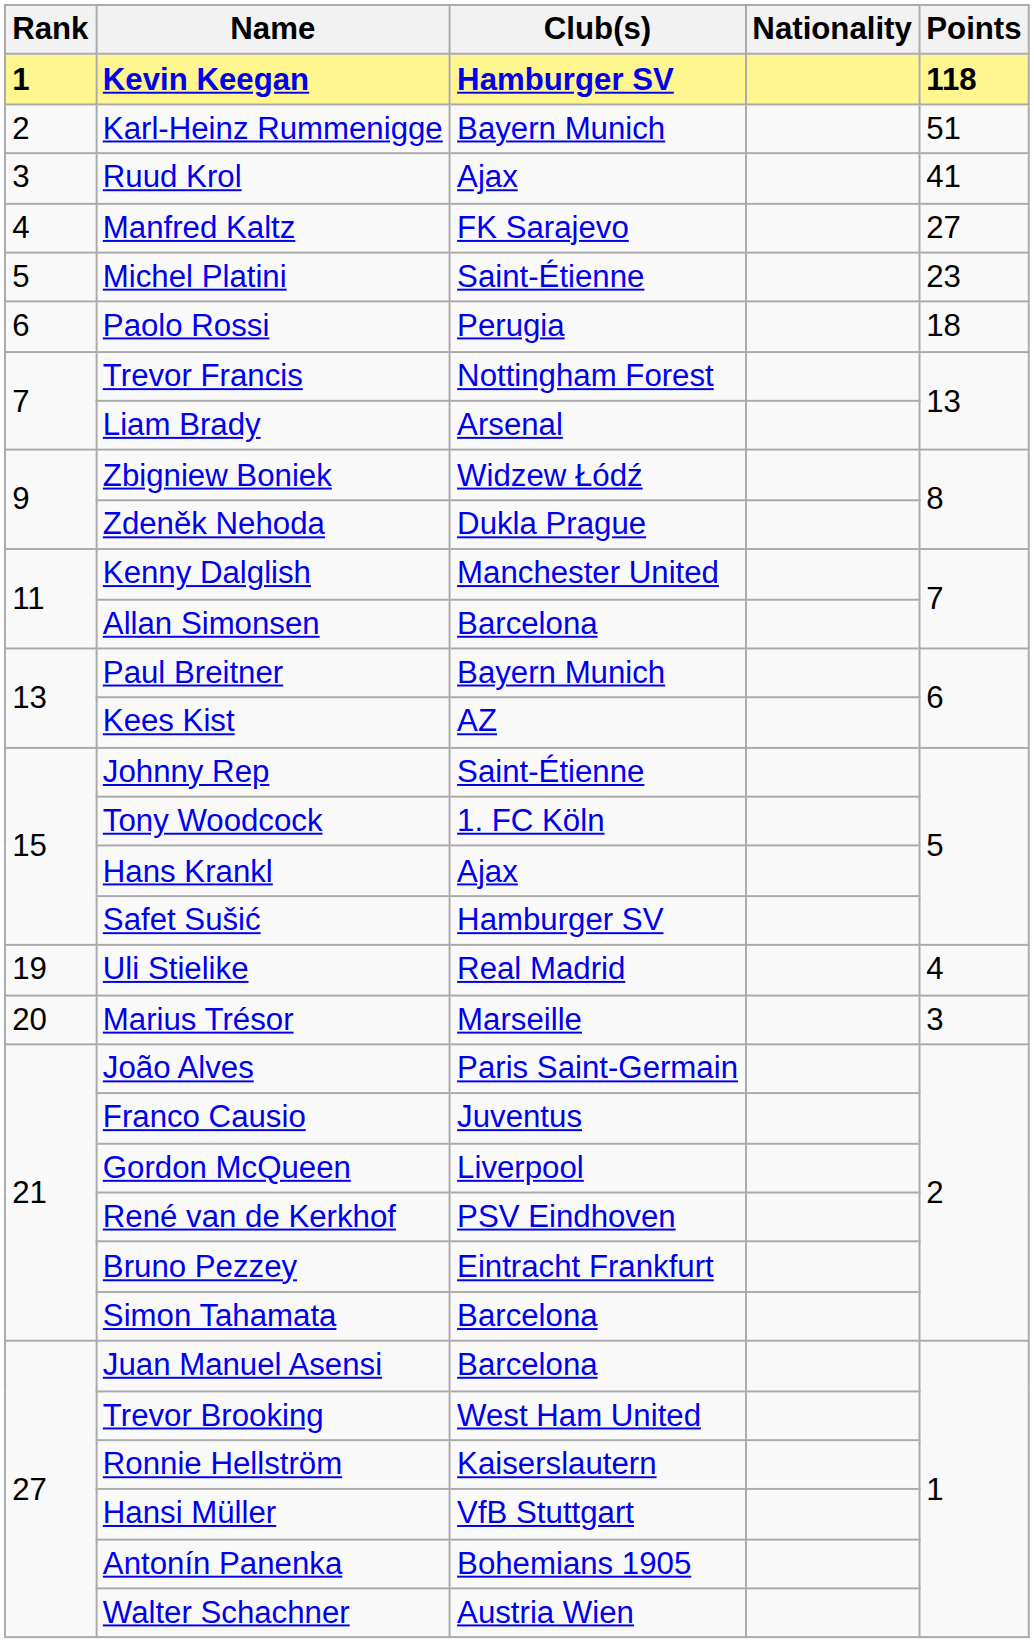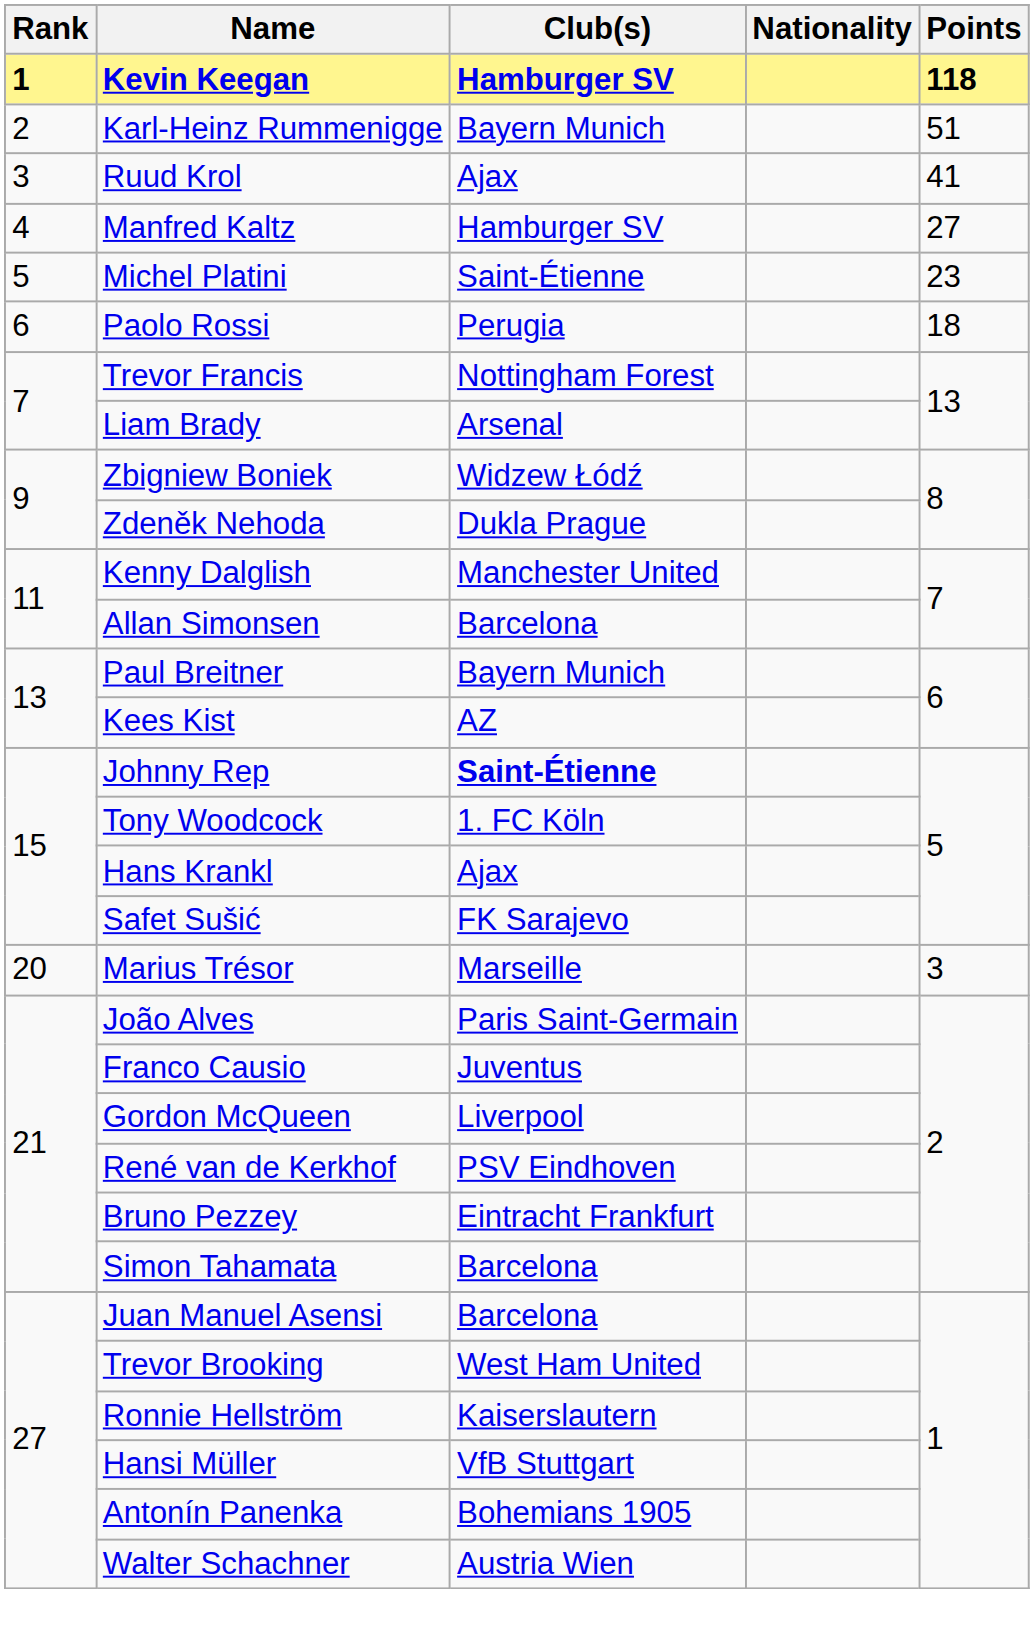(543, 227) FK Sarajevo -> (560, 227) Hamburger SV
(551, 771) normal -> (557, 771) bold
(560, 919) Hamburger SV -> (543, 919) FK Sarajevo
- row: (176, 969)
